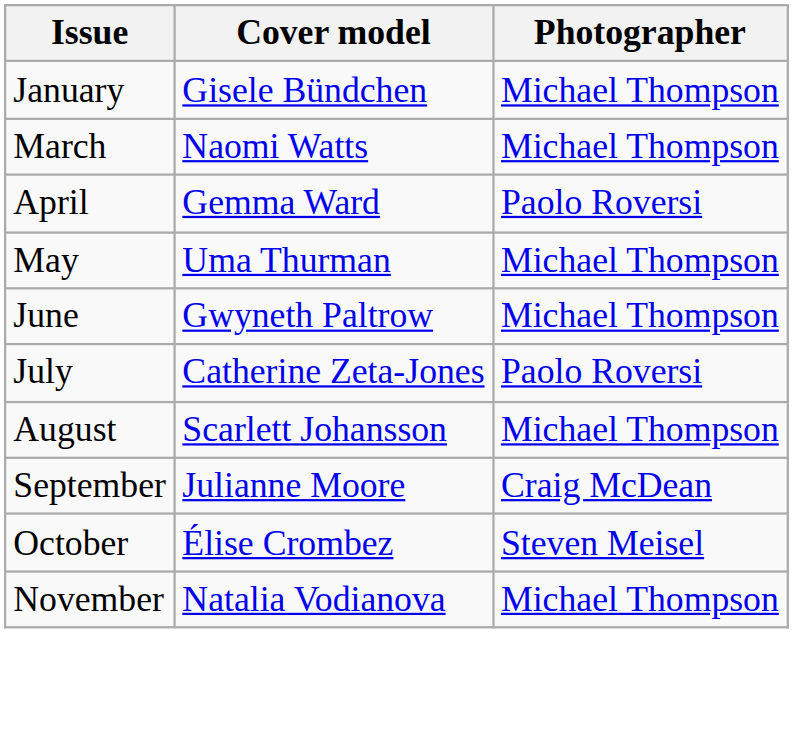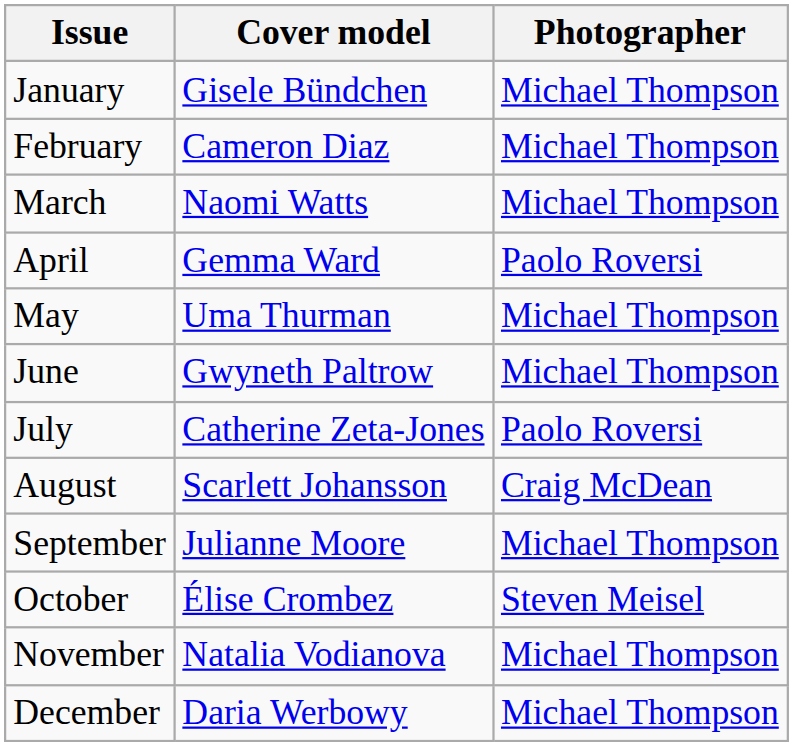+ row: (78, 145)
(640, 428) Michael Thompson -> (607, 485) Craig McDean
(607, 485) Craig McDean -> (640, 542) Michael Thompson
+ row: (87, 711)
